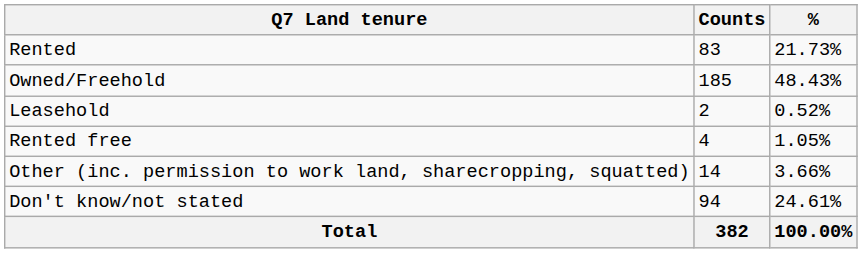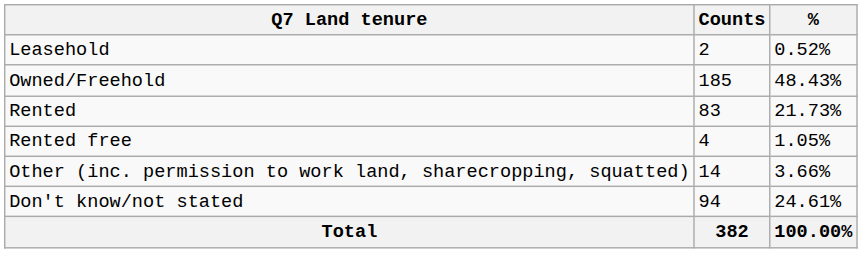rows swapped: (59, 111) <-> (43, 50)
